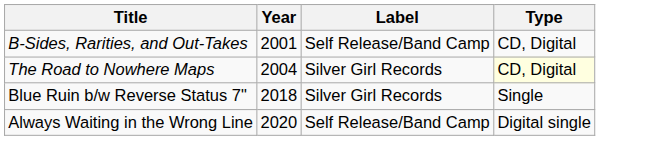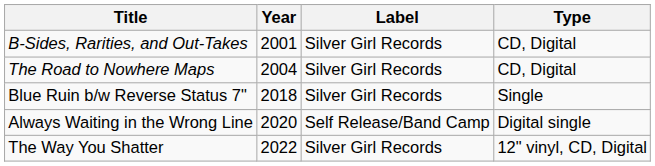(397, 43) Self Release/Band Camp -> (373, 43) Silver Girl Records
(537, 69) lightyellow background -> (537, 69) no background
+ row: (86, 148)
